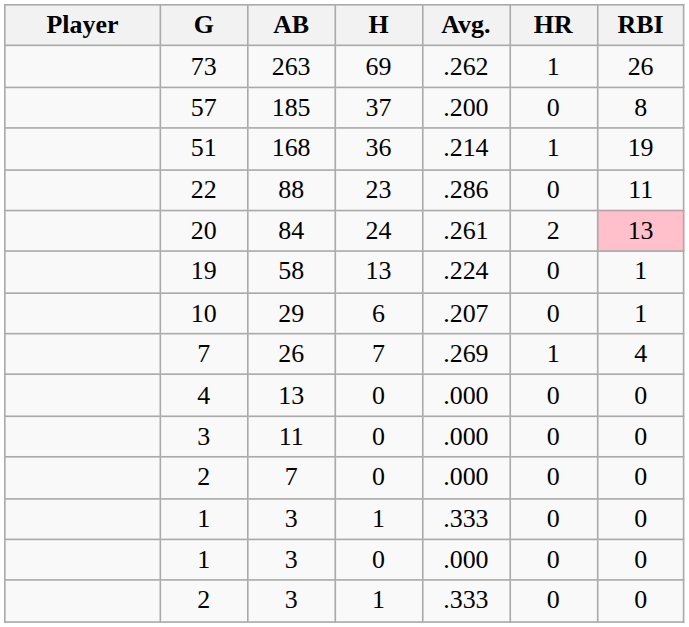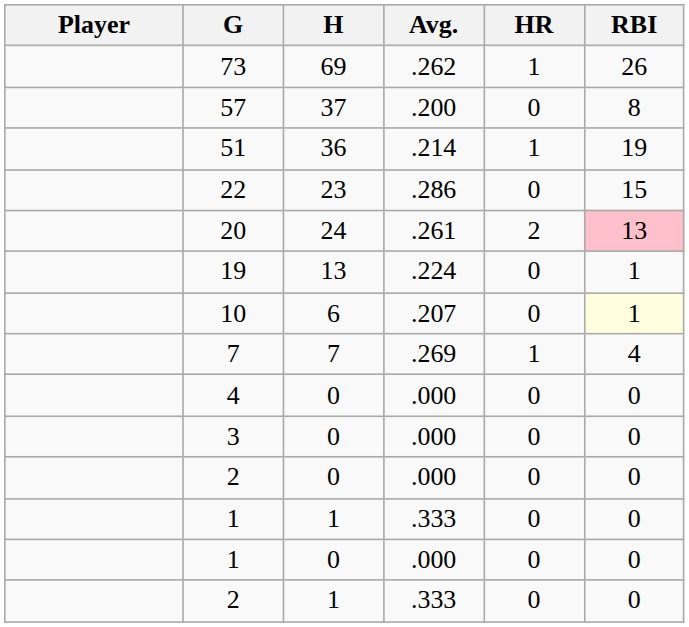- column: (291, 25)
(641, 189) 11 -> (634, 189) 15
(641, 312) no background -> (634, 312) lightyellow background
